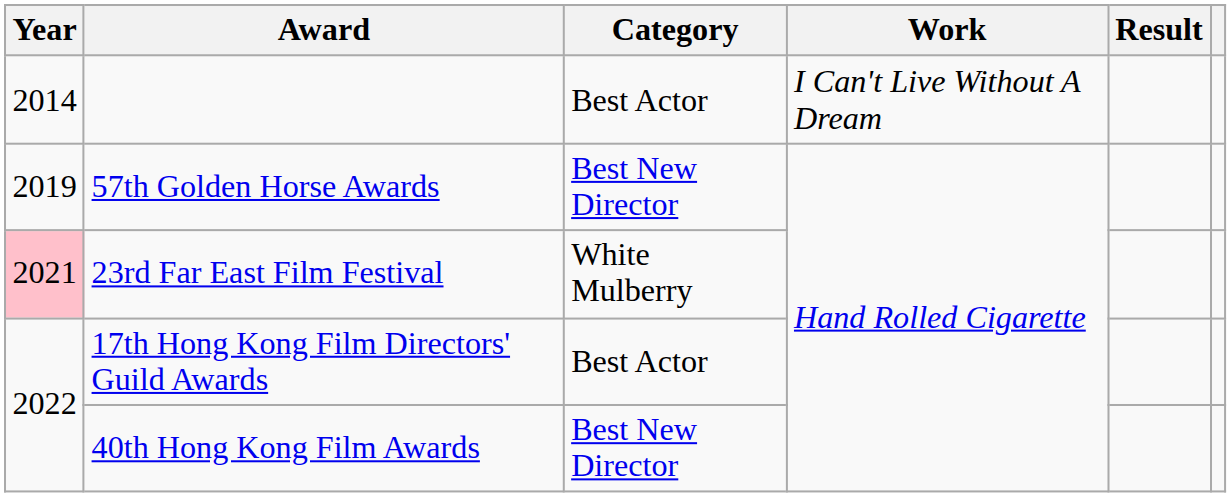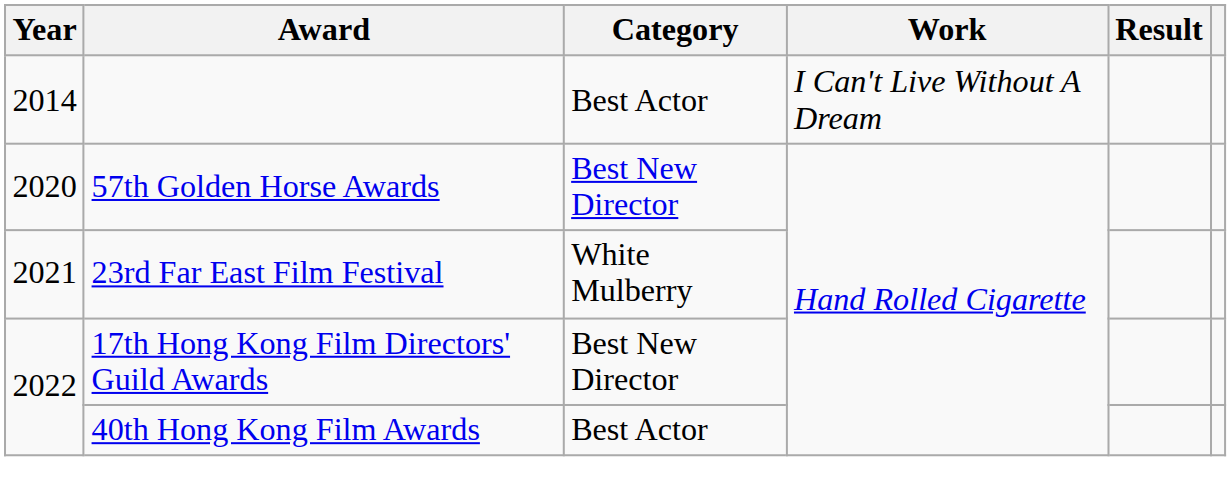(45, 186) 2019 -> (45, 186) 2020
(45, 273) pink background -> (45, 273) no background
(639, 360) Best Actor -> (634, 360) Best New Director
(634, 447) Best New Director -> (639, 429) Best Actor
